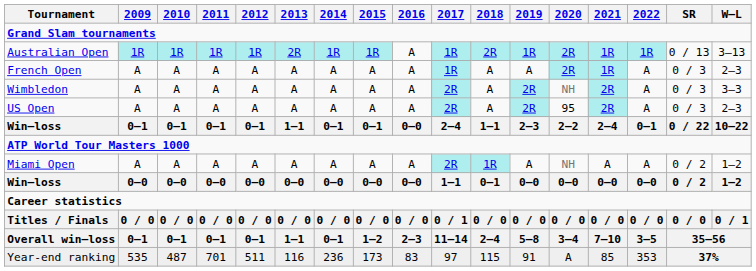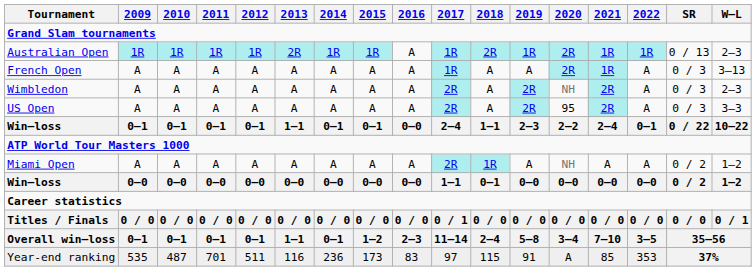(732, 51) 3–13 -> (732, 51) 2–3
(732, 70) 2–3 -> (732, 70) 3–13
(732, 88) 3–3 -> (732, 88) 2–3
(732, 107) 2–3 -> (732, 107) 3–3
